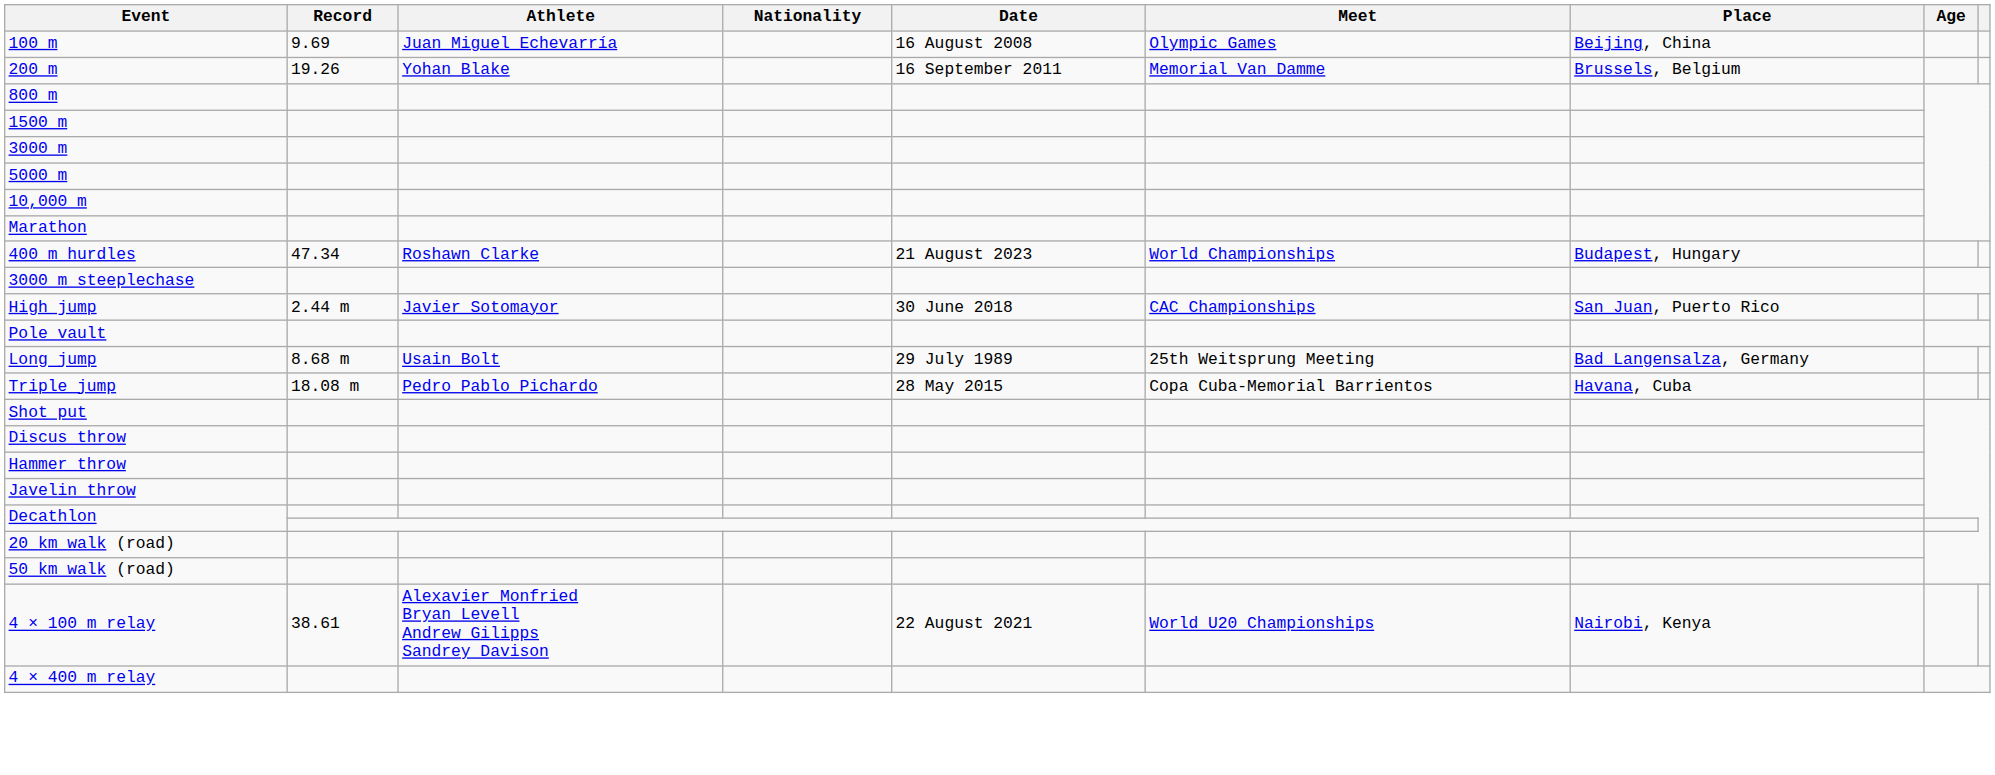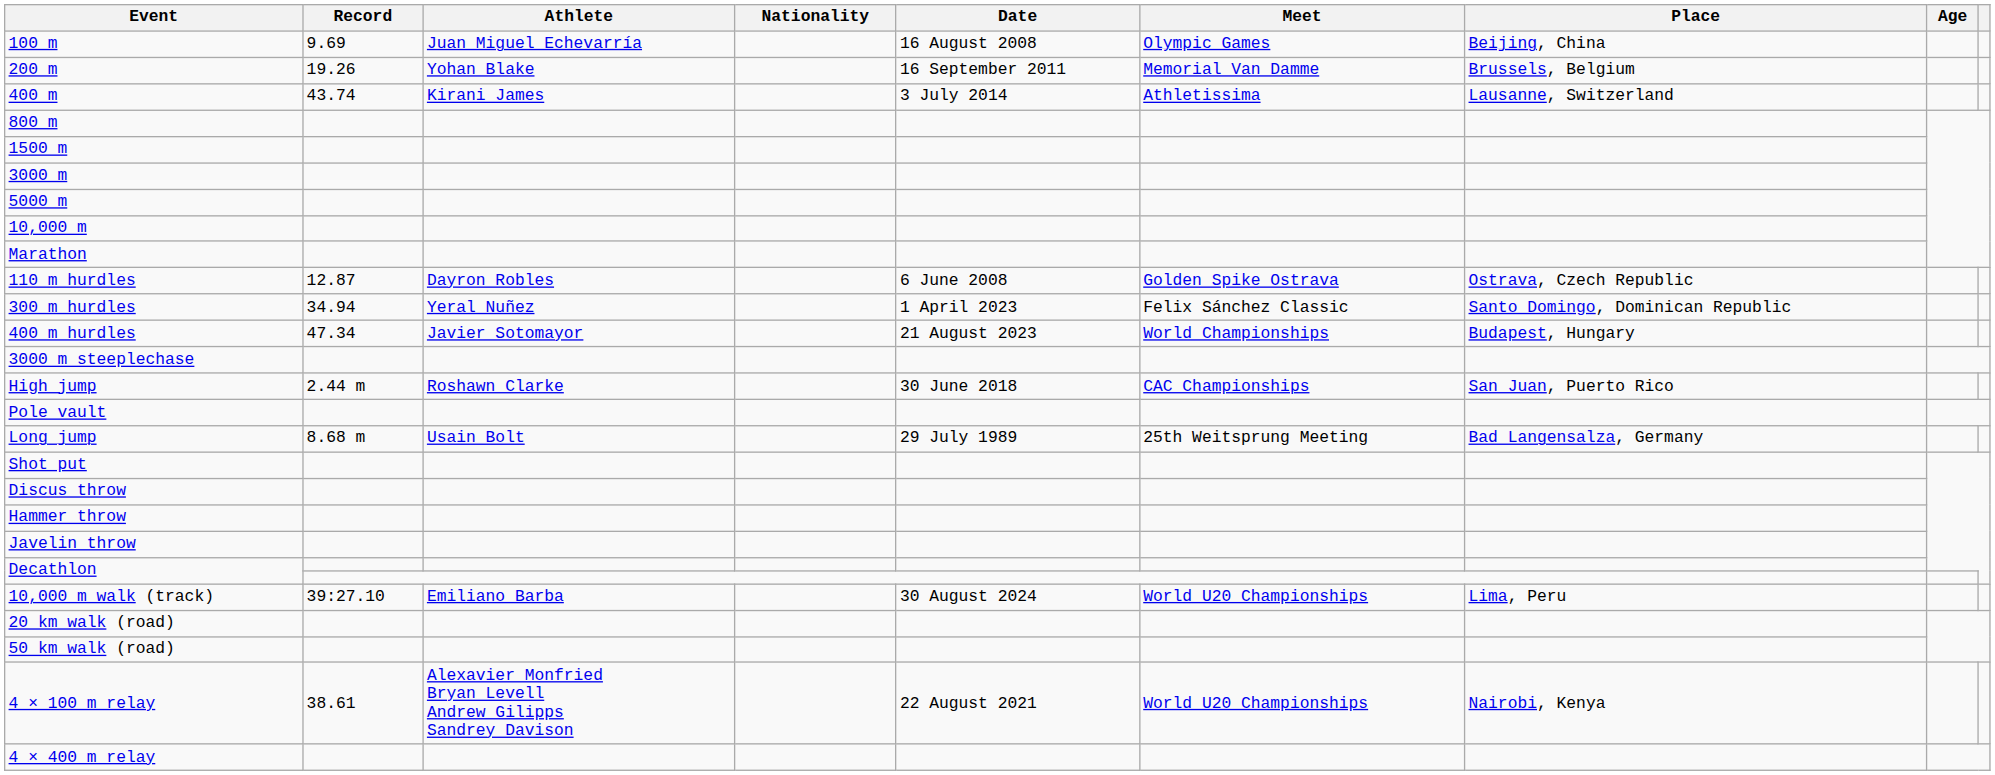+ row: (33, 97)
+ row: (72, 281)
+ row: (72, 308)
(471, 255) Roshawn Clarke -> (505, 334) Javier Sotomayor
(480, 308) Javier Sotomayor -> (495, 387) Roshawn Clarke
- row: (62, 387)
+ row: (111, 597)
